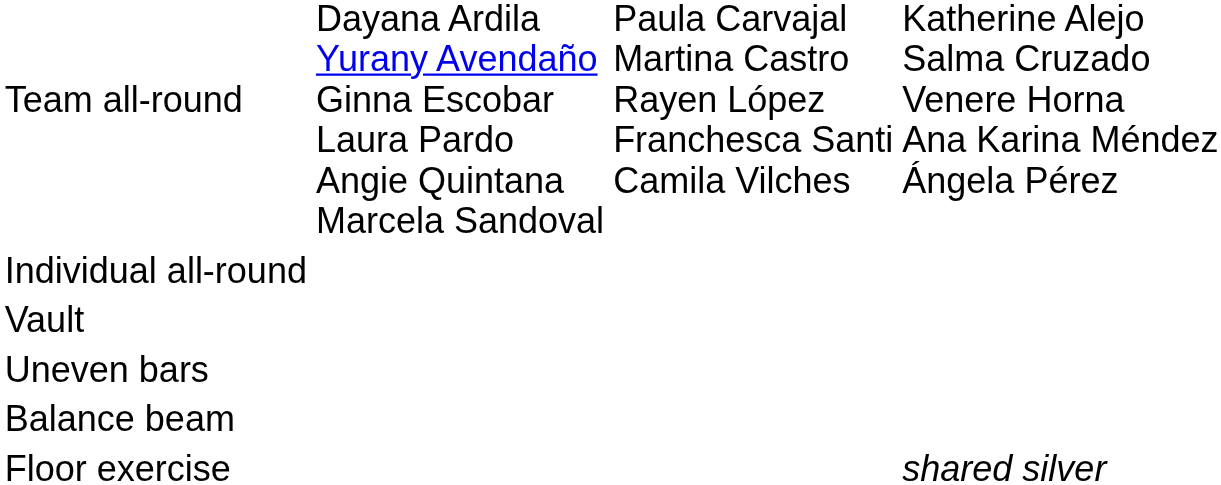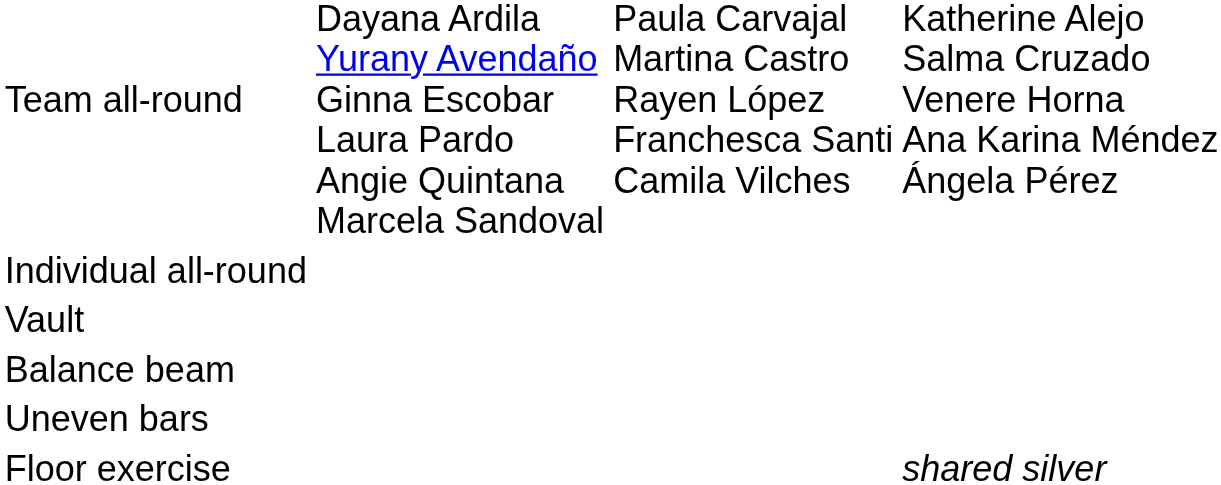rows swapped: (107, 369) <-> (120, 419)
